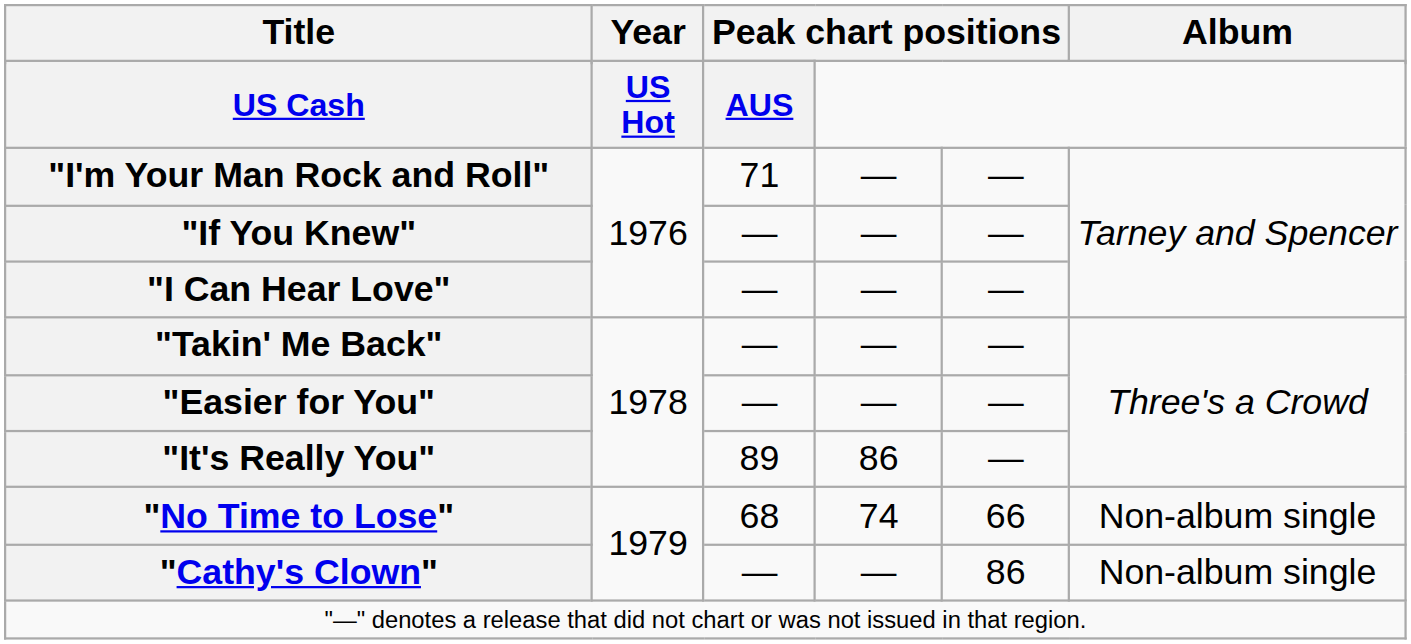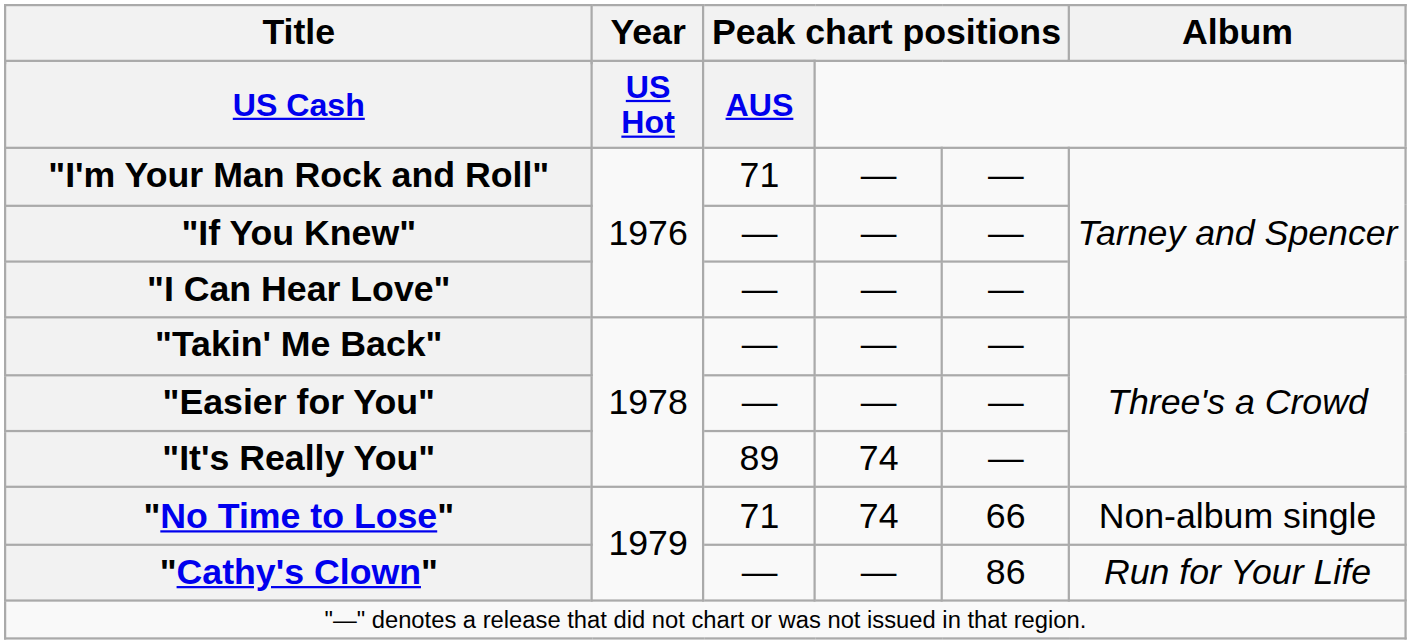(879, 458) 86 -> (879, 458) 74
(759, 515) 68 -> (759, 515) 71
(1237, 571) Non-album single -> (1237, 571) Run for Your Life
